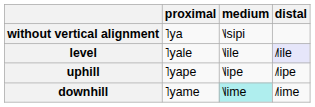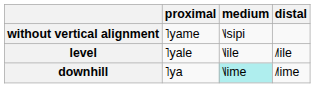(174, 33) ˥ya -> (182, 33) ˥yame
(283, 53) lavender background -> (283, 53) no background
- row: (83, 72)
(182, 92) ˥yame -> (174, 72) ˥ya
